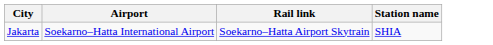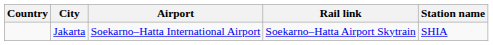+ column: (27, 13)
